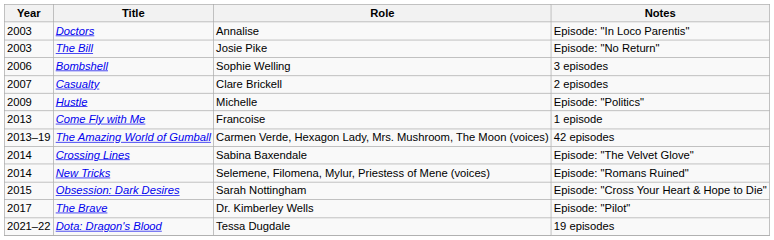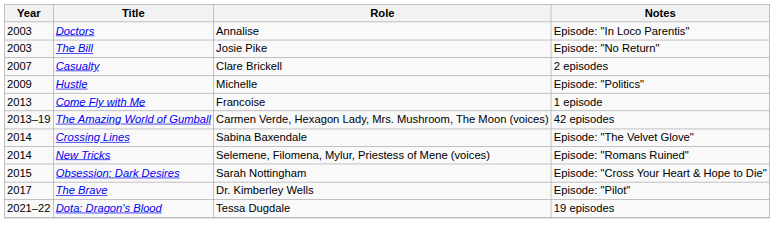- row: (82, 66)
